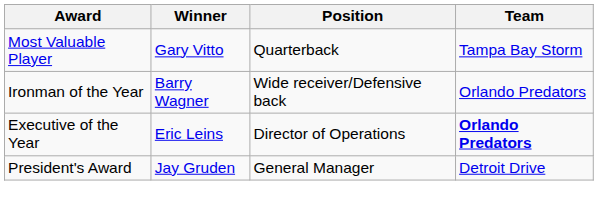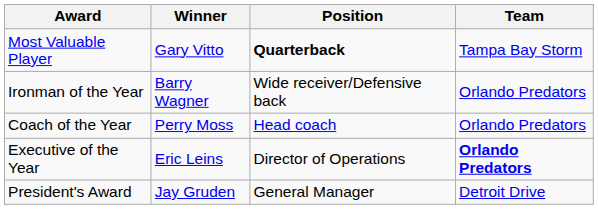(296, 50) normal -> (299, 50) bold
+ row: (70, 125)
